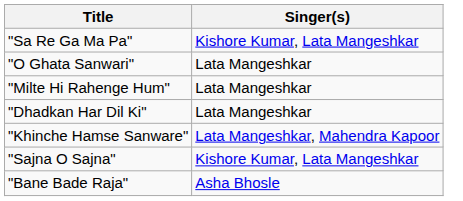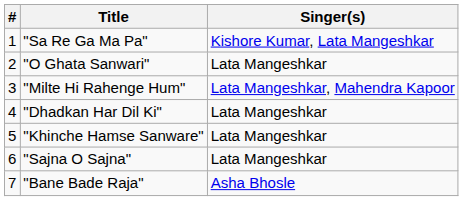+ column: (12, 17)
(253, 88) Lata Mangeshkar -> (333, 88) Lata Mangeshkar, Mahendra Kapoor
(317, 136) Lata Mangeshkar, Mahendra Kapoor -> (269, 136) Lata Mangeshkar
(307, 160) Kishore Kumar, Lata Mangeshkar -> (269, 160) Lata Mangeshkar
